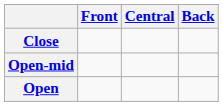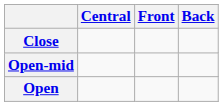columns swapped: (99, 16) <-> (150, 16)
